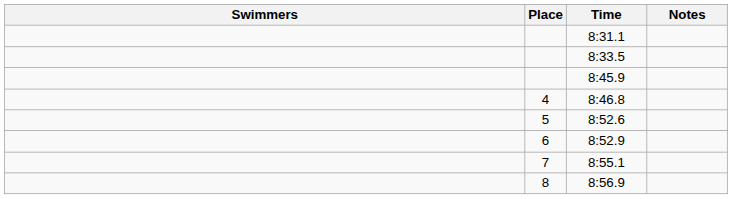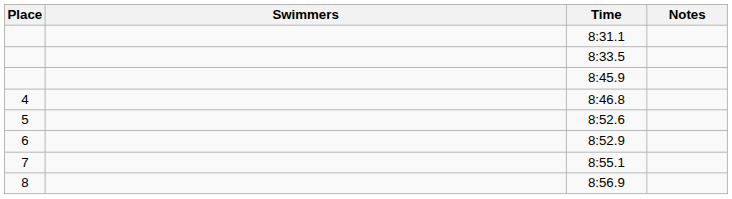columns swapped: (546, 15) <-> (265, 15)
